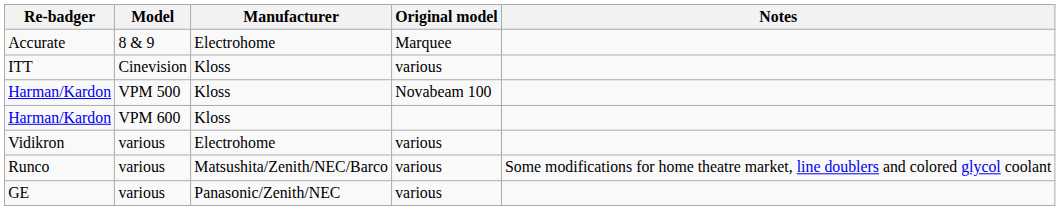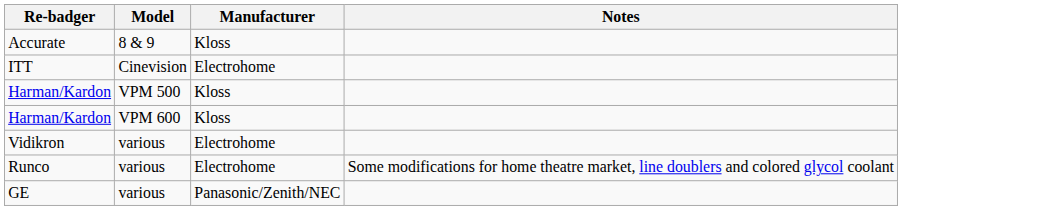- column: (446, 17)
(235, 42) Electrohome -> (212, 42) Kloss
(212, 67) Kloss -> (235, 67) Electrohome
(291, 167) Matsushita/Zenith/NEC/Barco -> (235, 167) Electrohome
